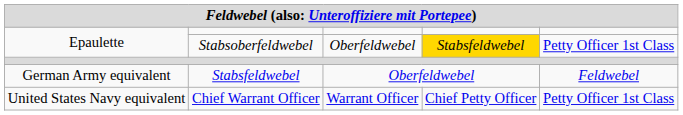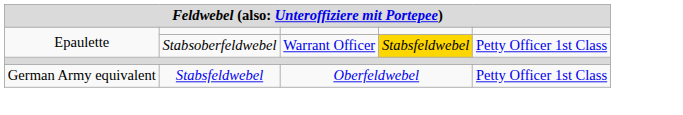(372, 45) Oberfeldwebel -> (329, 45) Warrant Officer
(609, 75) Feldwebel -> (542, 75) Petty Officer 1st Class
- row: (97, 98)
